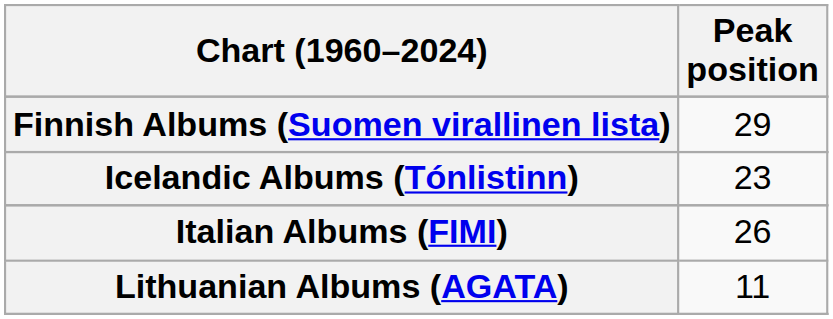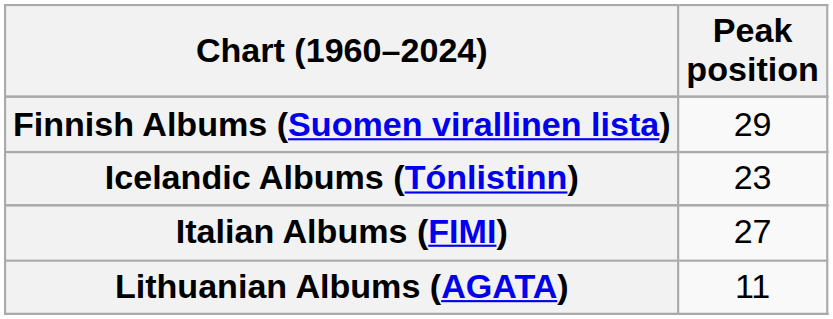(753, 232) 26 -> (753, 232) 27
